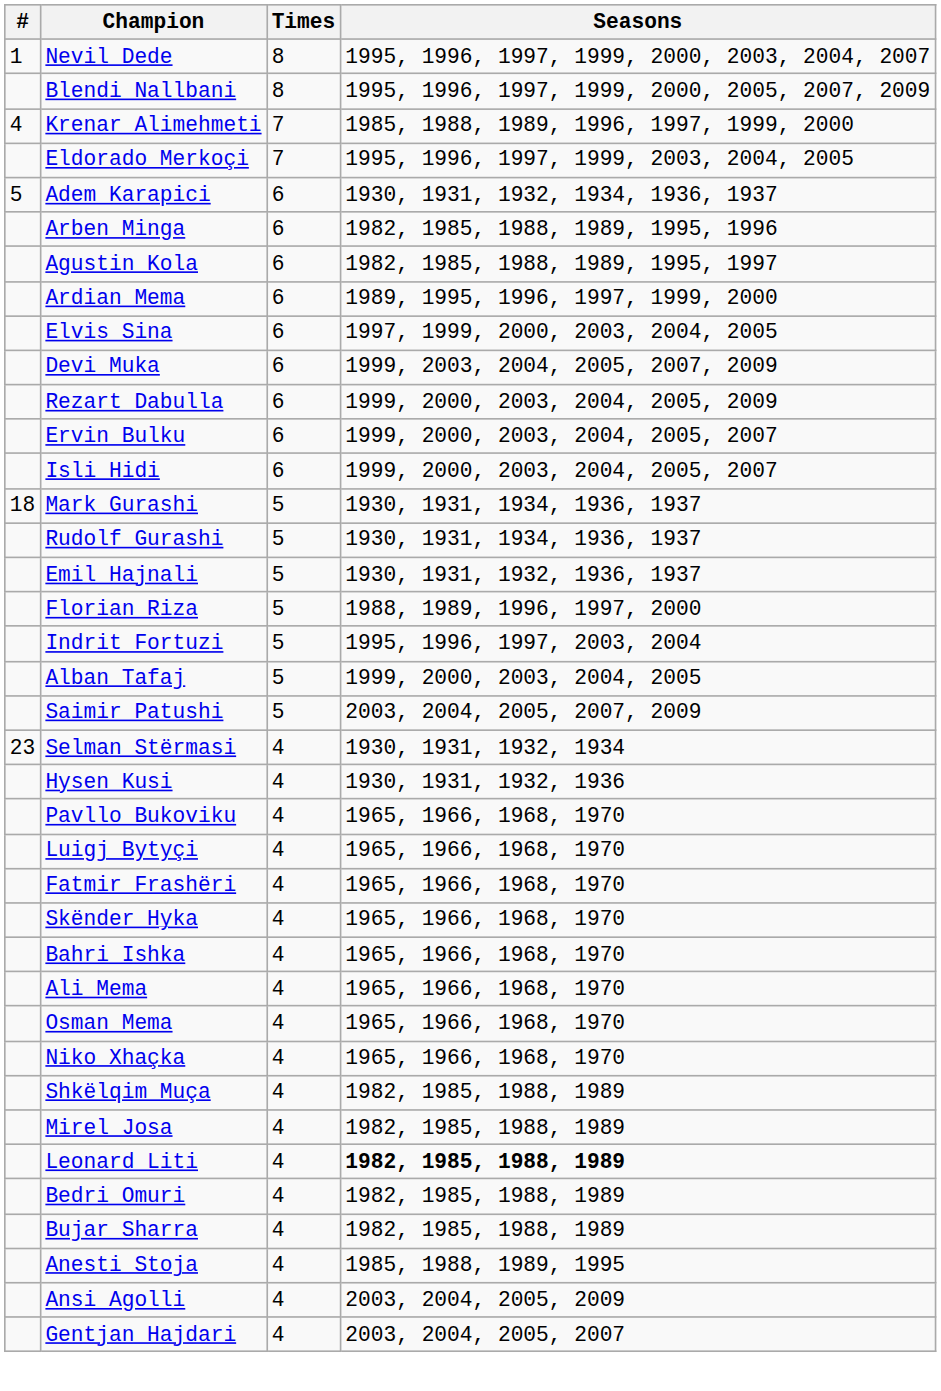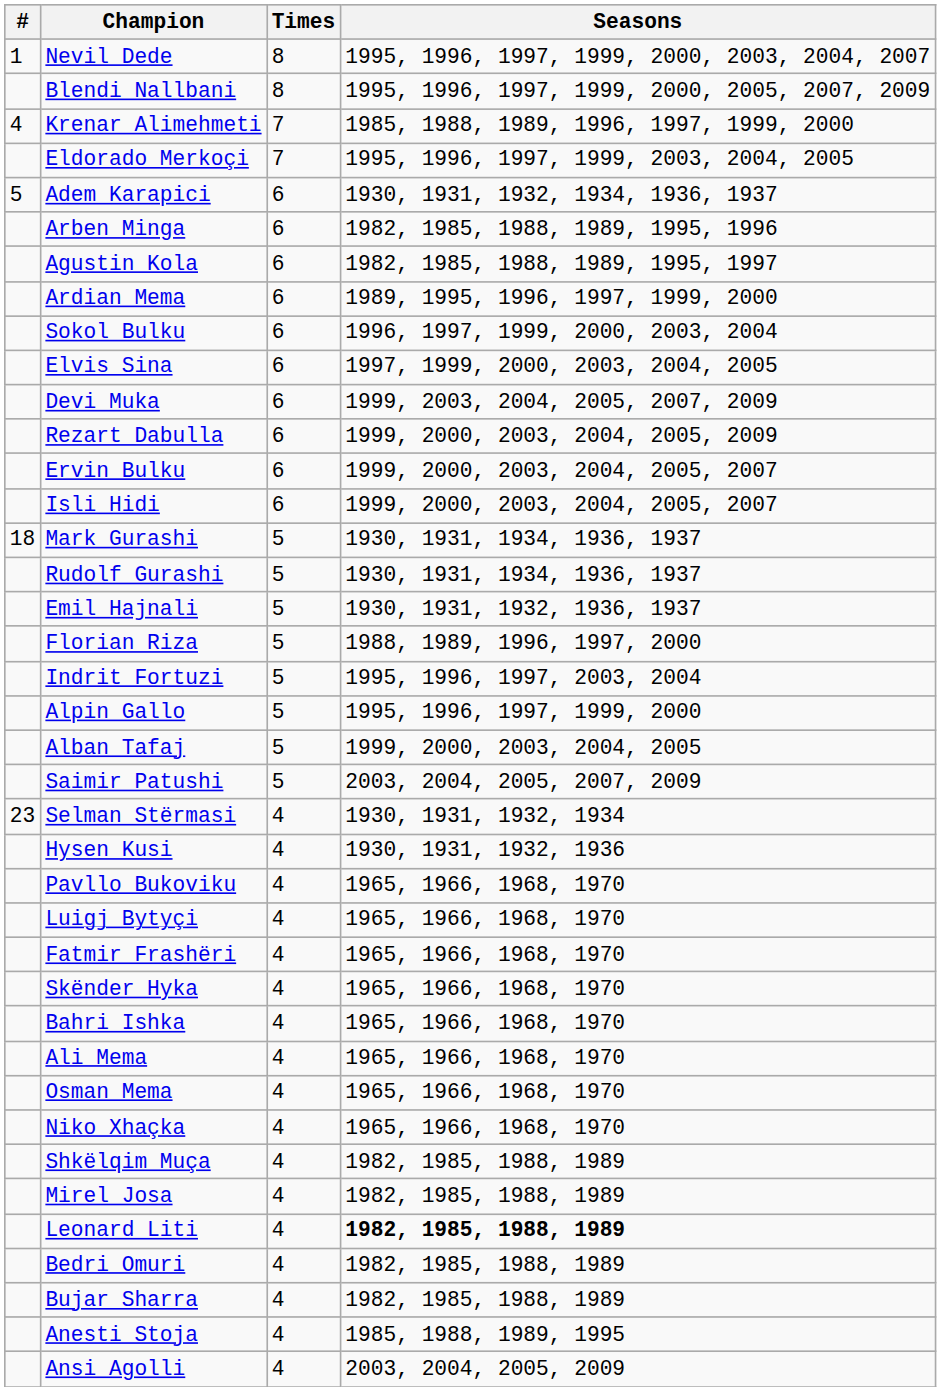+ row: (115, 333)
+ row: (115, 713)
- row: (141, 1334)
